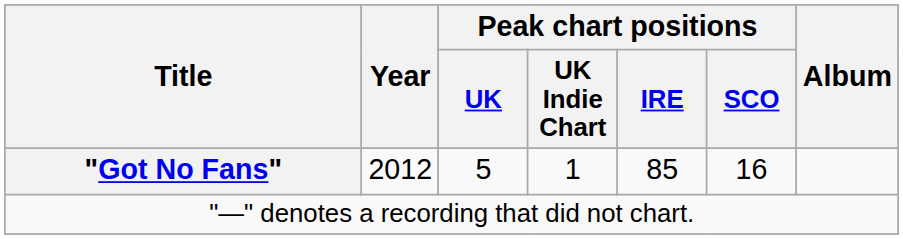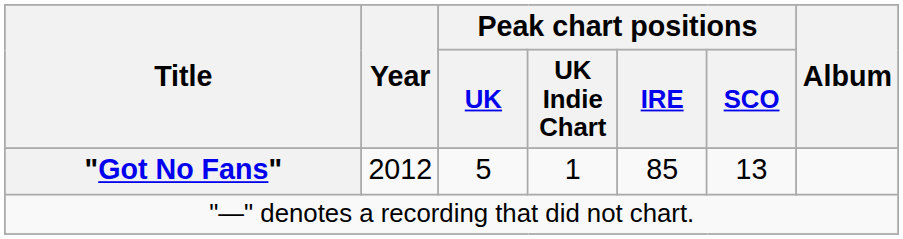(752, 170) 16 -> (752, 170) 13
